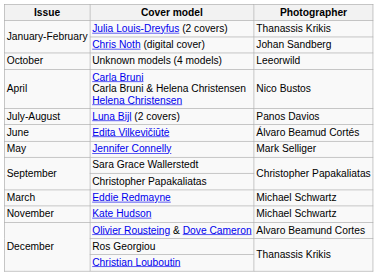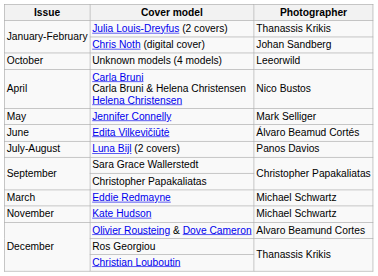rows swapped: (132, 149) <-> (136, 116)
